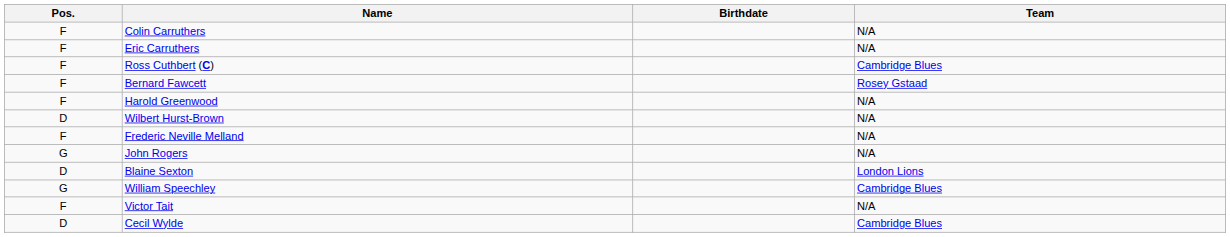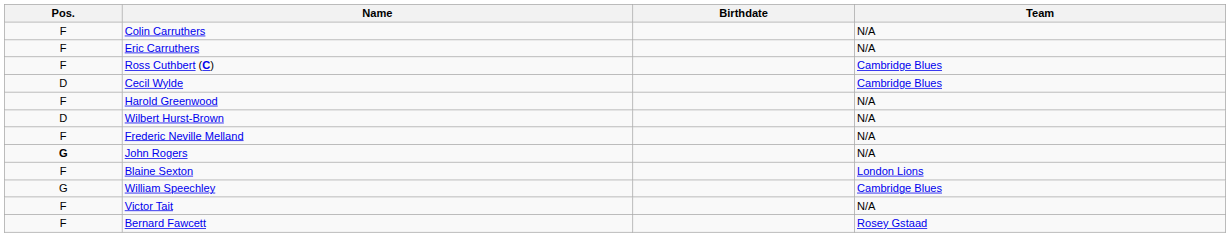rows swapped: (165, 84) <-> (154, 224)
(63, 154) normal -> (63, 154) bold
(63, 171) D -> (63, 171) F
